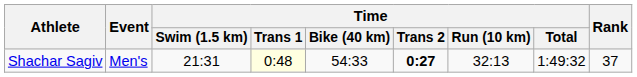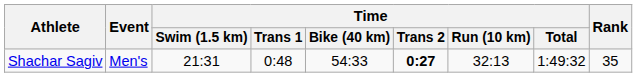(278, 61) lightyellow background -> (278, 61) no background
(610, 61) 37 -> (610, 61) 35
